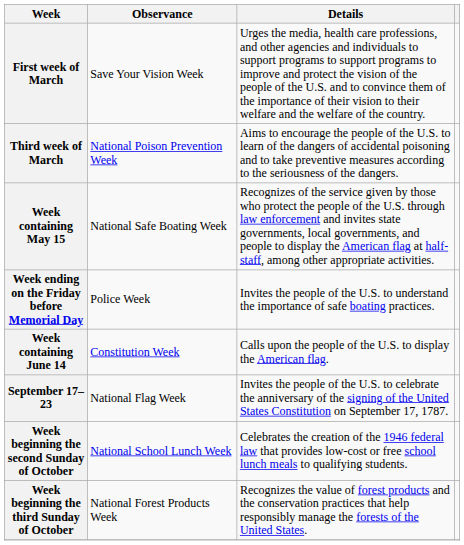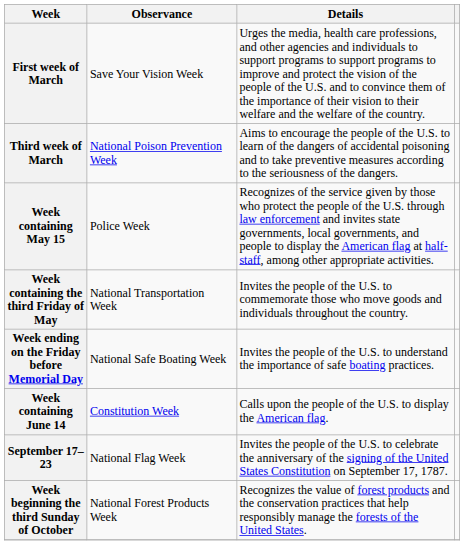(159, 226) National Safe Boating Week -> (120, 226) Police Week
+ row: (46, 299)
(120, 299) Police Week -> (158, 358) National Safe Boating Week
- row: (46, 450)
